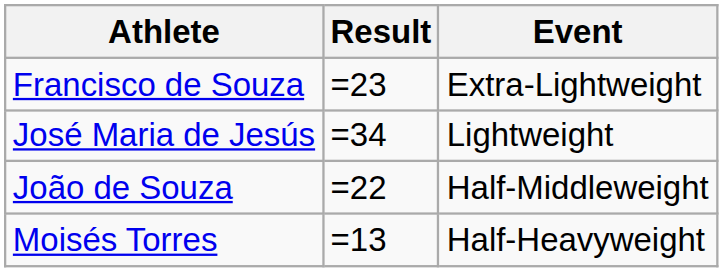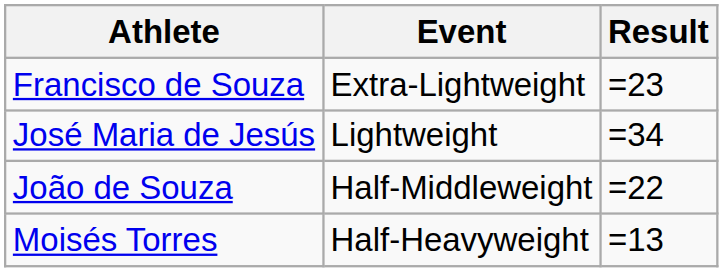columns swapped: (578, 32) <-> (381, 32)
